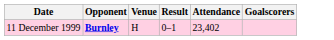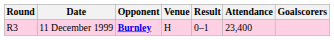+ column: (21, 12)
(206, 27) 23,402 -> (239, 27) 23,400
